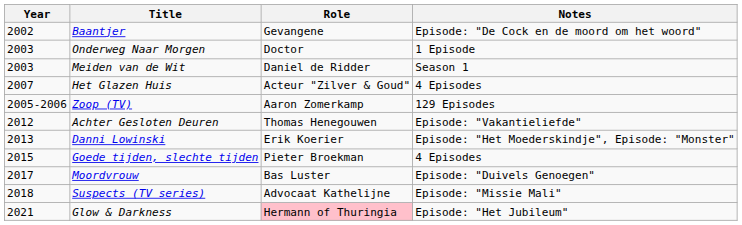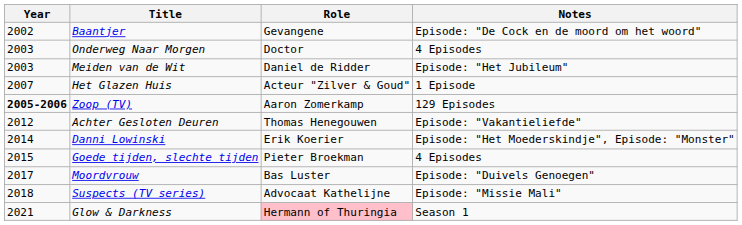(445, 49) 1 Episode -> (449, 49) 4 Episodes
(442, 67) Season 1 -> (492, 67) Episode: "Het Jubileum"
(449, 85) 4 Episodes -> (445, 85) 1 Episode
(37, 103) normal -> (37, 103) bold
(20, 139) 2013 -> (20, 139) 2014
(492, 212) Episode: "Het Jubileum" -> (442, 212) Season 1
